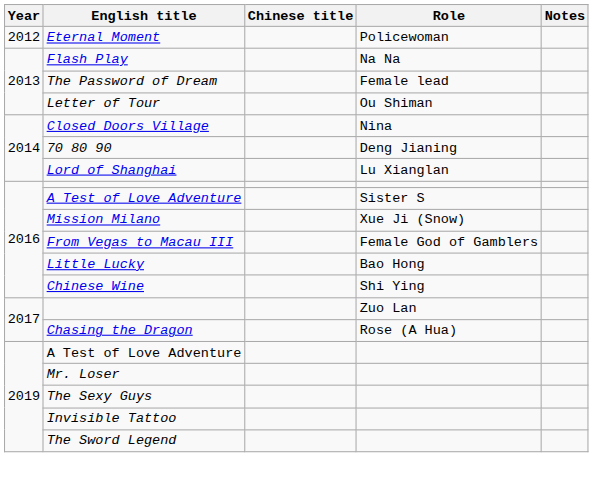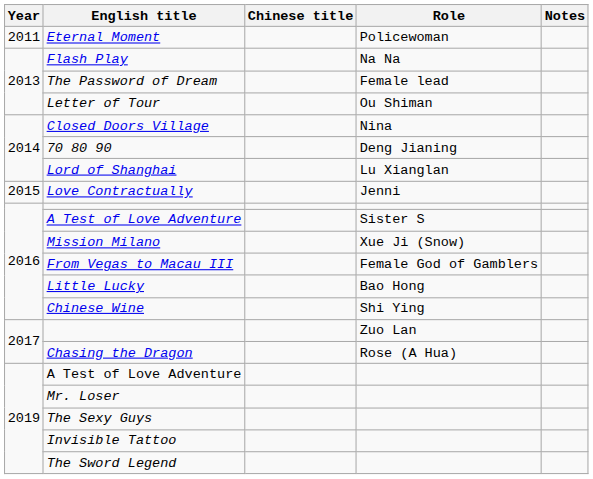(24, 38) 2012 -> (24, 38) 2011
+ row: (120, 192)
